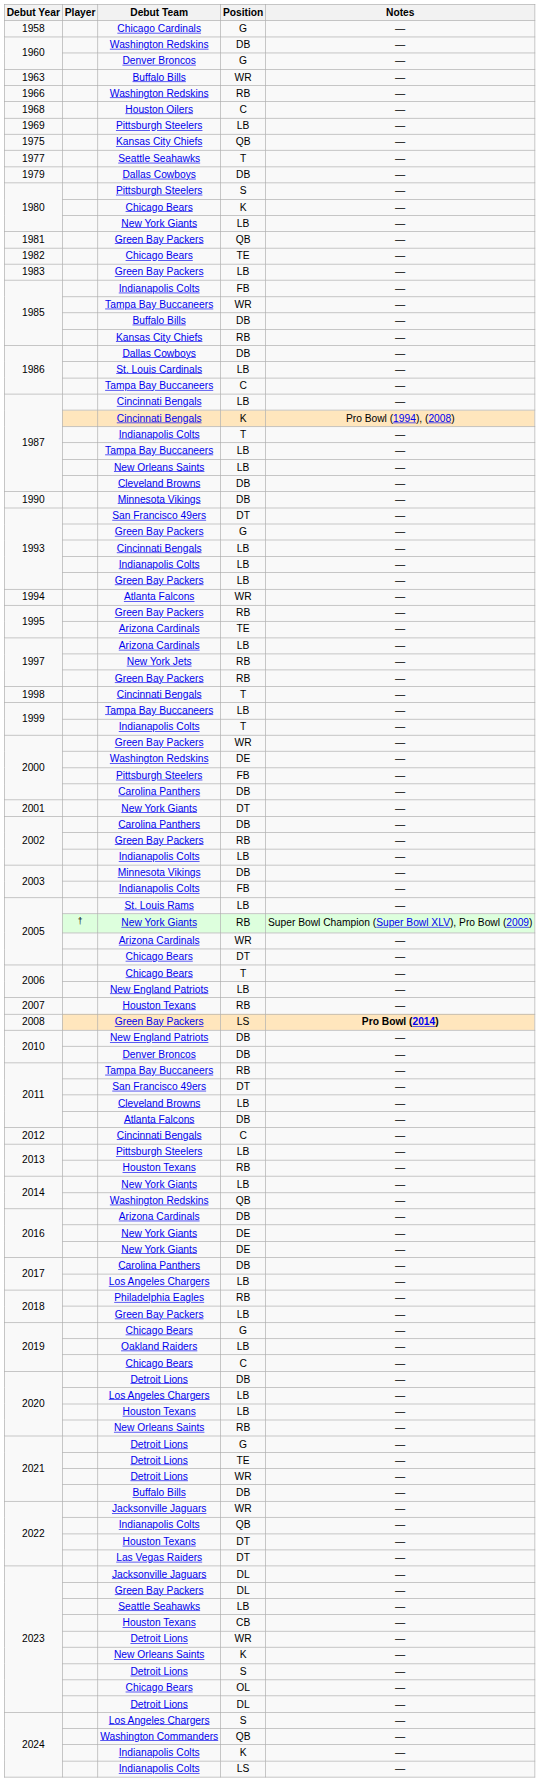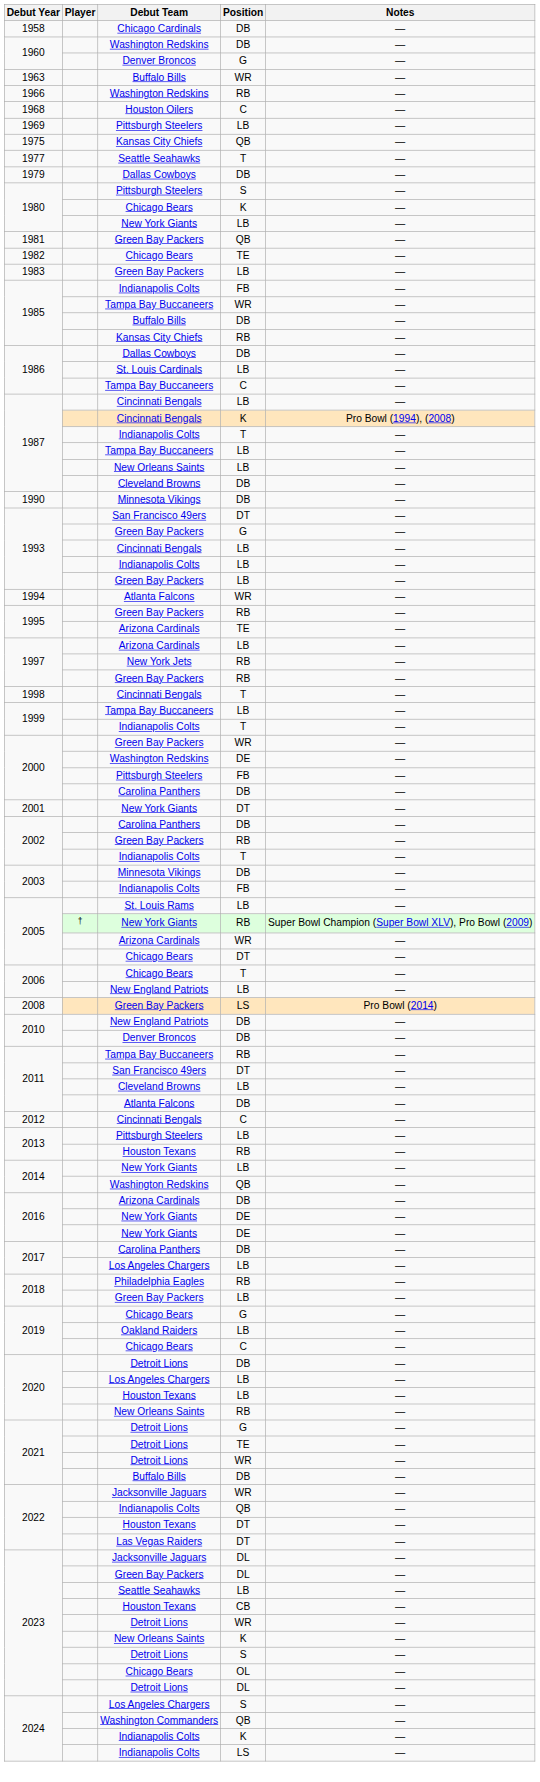(243, 28) G -> (243, 28) DB
(243, 857) LB -> (243, 857) T
- row: (33, 1006)
(400, 1022) bold -> (400, 1006) normal
